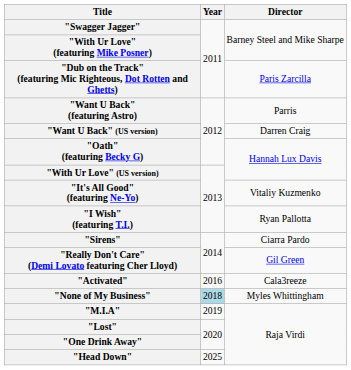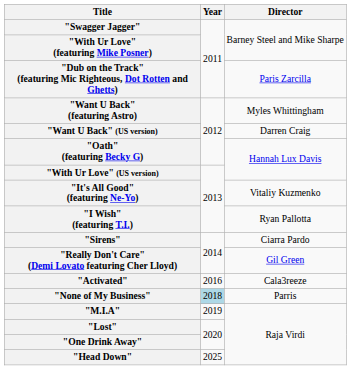(285, 110) Parris -> (285, 110) Myles Whittingham
(285, 296) Myles Whittingham -> (285, 296) Parris
